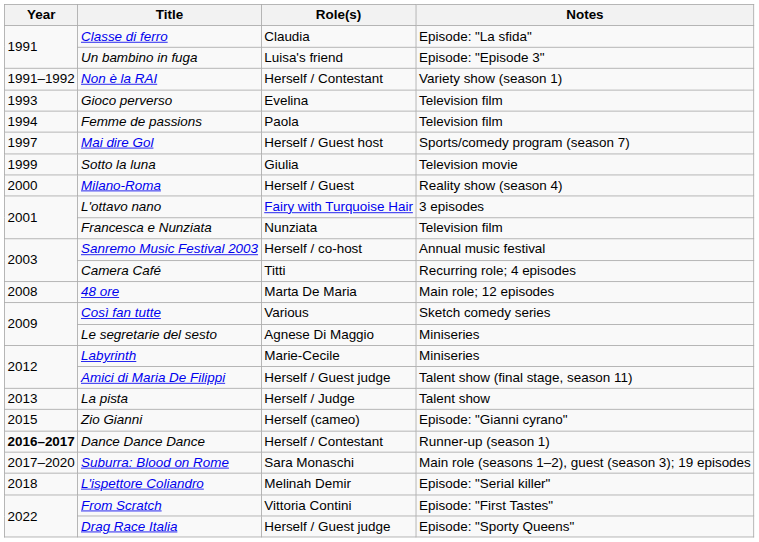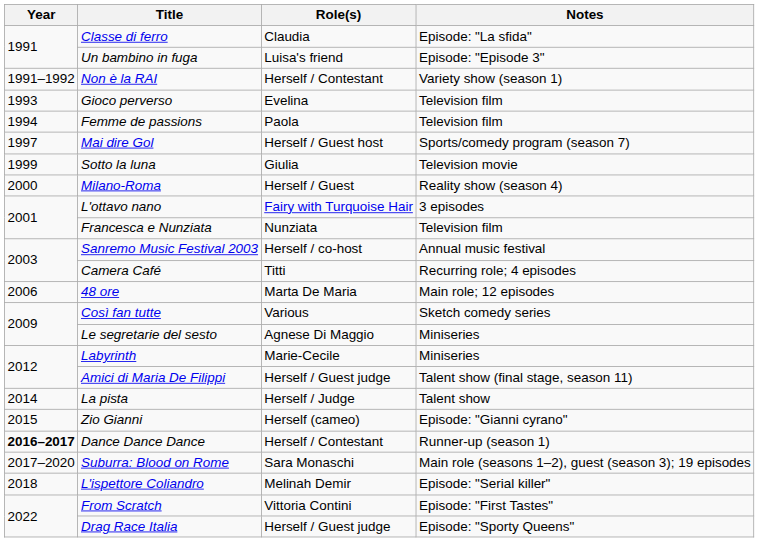(22, 292) 2008 -> (22, 292) 2006
(22, 398) 2013 -> (22, 398) 2014
